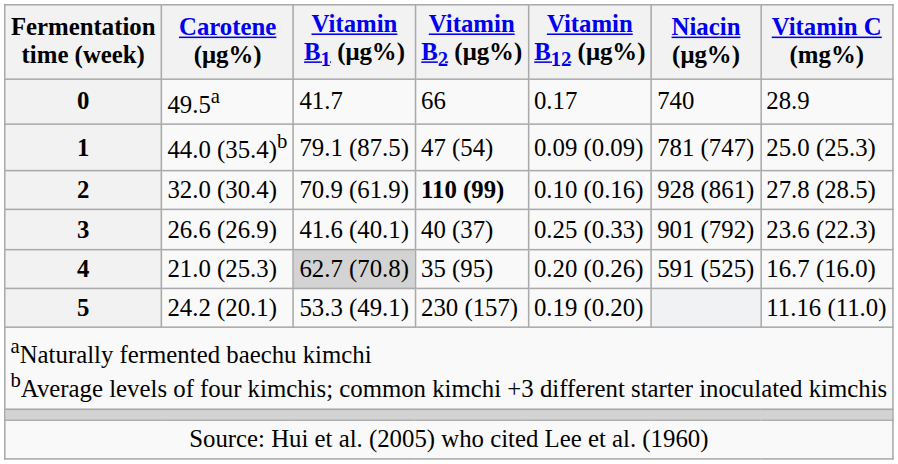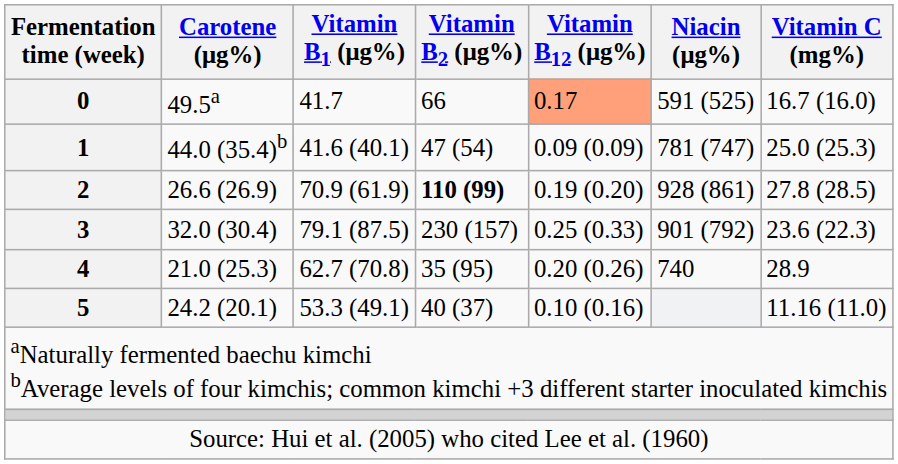(556, 101) no background -> (556, 101) lightsalmon background
(676, 101) 740 -> (706, 101) 591 (525)
(788, 101) 28.9 -> (821, 101) 16.7 (16.0)
(354, 147) 79.1 (87.5) -> (354, 147) 41.6 (40.1)
(222, 189) 32.0 (30.4) -> (222, 189) 26.6 (26.9)
(589, 189) 0.10 (0.16) -> (589, 189) 0.19 (0.20)
(222, 229) 26.6 (26.9) -> (222, 229) 32.0 (30.4)
(354, 229) 41.6 (40.1) -> (354, 229) 79.1 (87.5)
(457, 229) 40 (37) -> (470, 229) 230 (157)
(354, 268) lightgrey background -> (354, 268) no background
(706, 268) 591 (525) -> (676, 268) 740
(821, 268) 16.7 (16.0) -> (788, 268) 28.9
(470, 307) 230 (157) -> (457, 307) 40 (37)
(589, 307) 0.19 (0.20) -> (589, 307) 0.10 (0.16)
